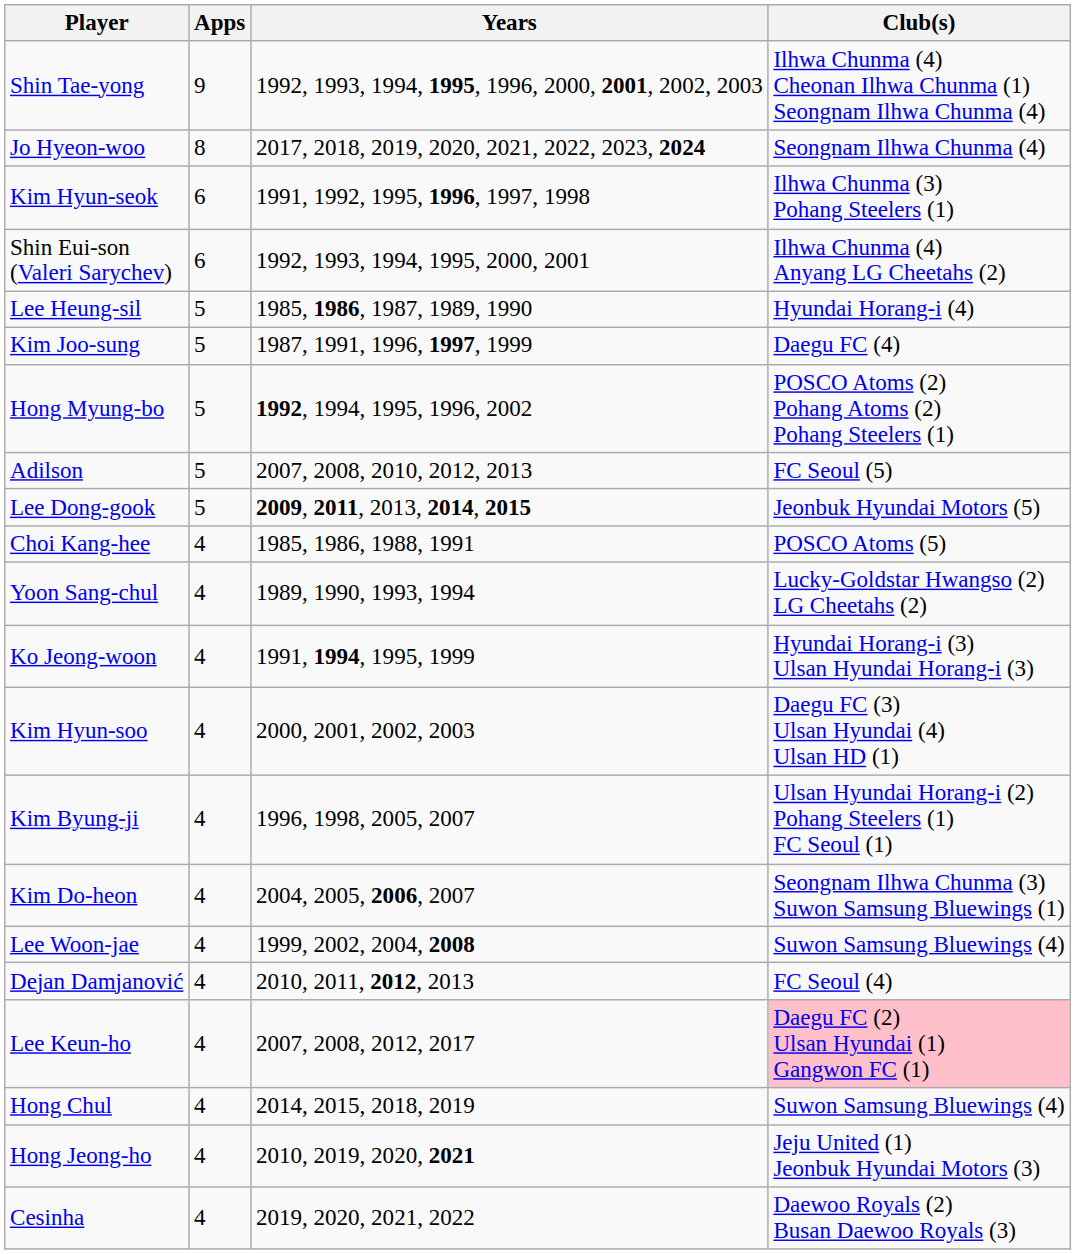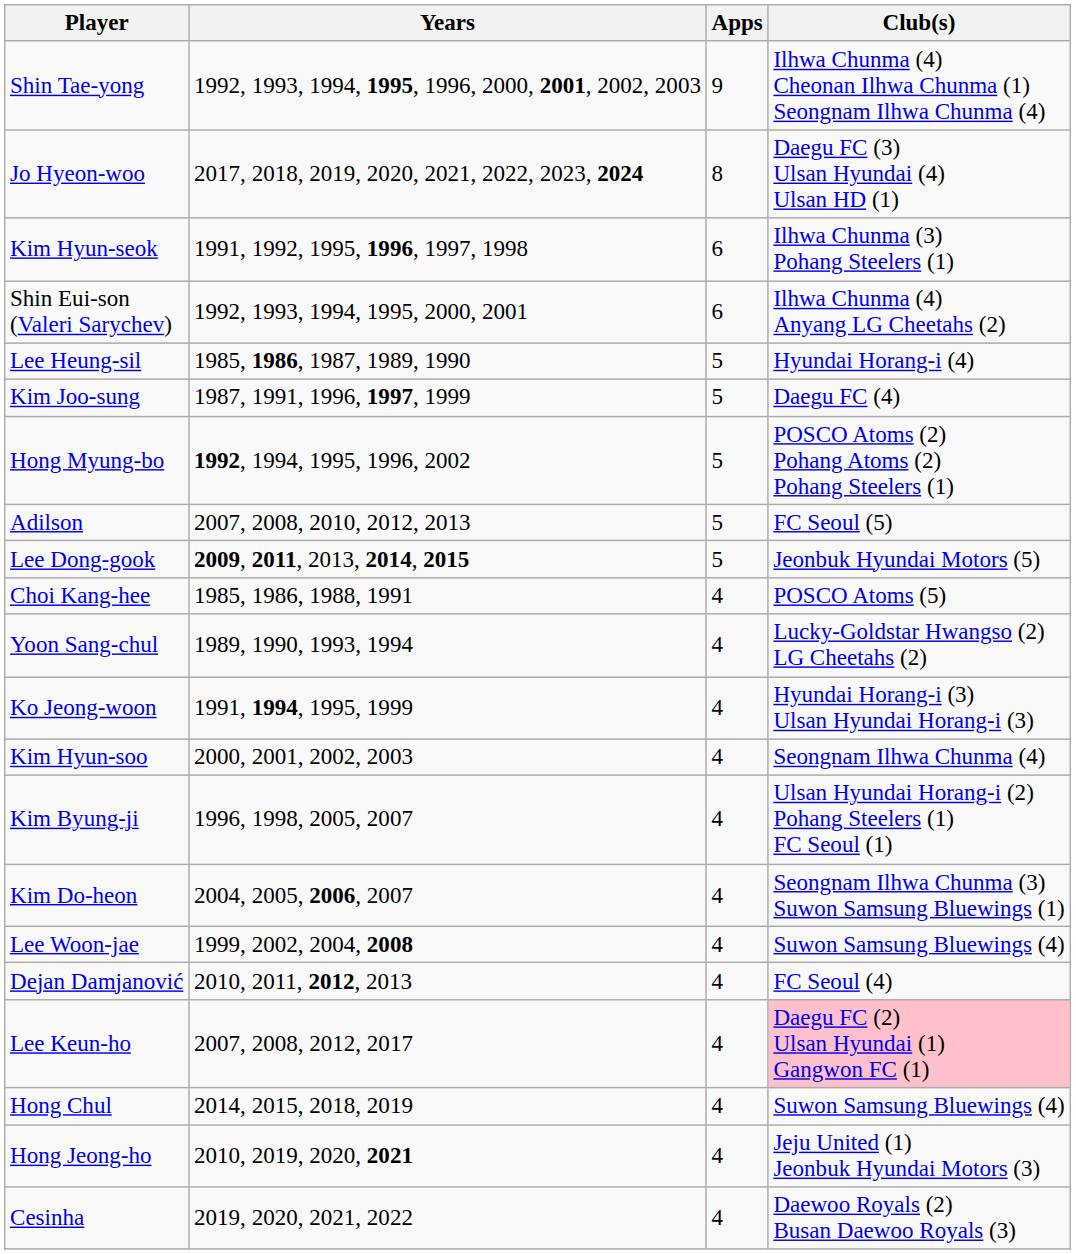columns swapped: (220, 22) <-> (509, 22)
(909, 147) Seongnam Ilhwa Chunma (4) -> (859, 173) Daegu FC (3) Ulsan Hyundai (4) Ulsan HD (1)
(859, 731) Daegu FC (3) Ulsan Hyundai (4) Ulsan HD (1) -> (909, 756) Seongnam Ilhwa Chunma (4)
